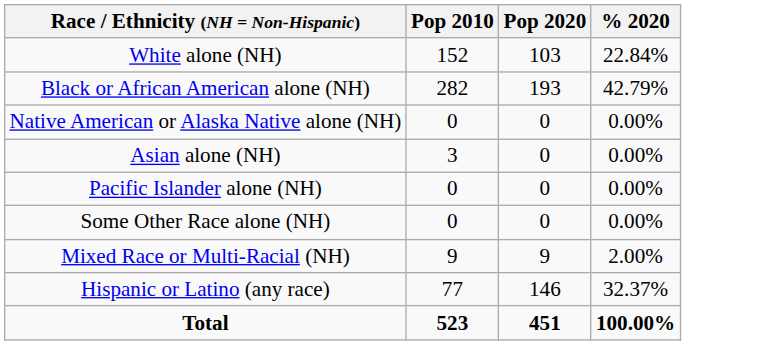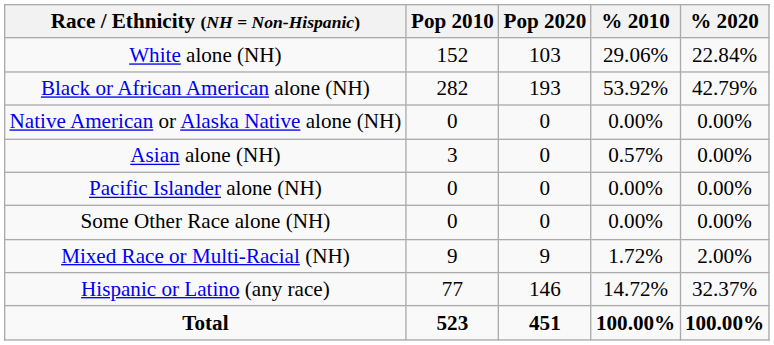+ column: (636, 21)
